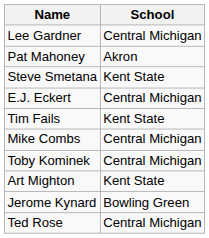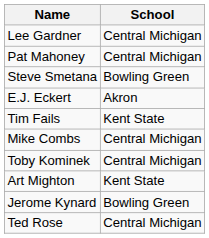(120, 56) Akron -> (152, 56) Central Michigan
(134, 77) Kent State -> (146, 77) Bowling Green
(152, 98) Central Michigan -> (120, 98) Akron
